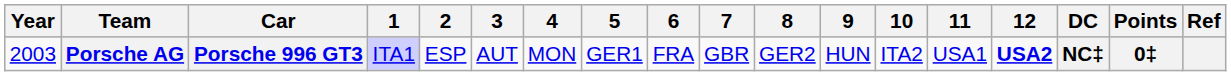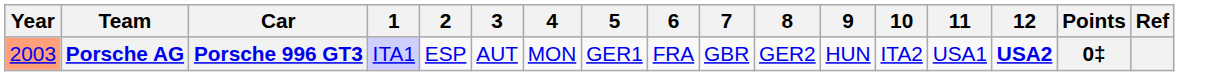- column: (1083, 21)
(33, 54) no background -> (33, 54) lightsalmon background
